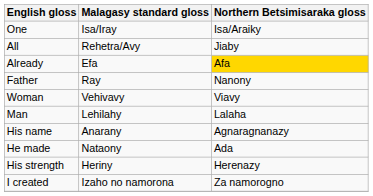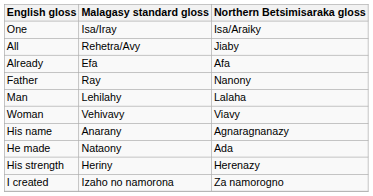(222, 64) gold background -> (222, 64) no background
rows swapped: (17, 115) <-> (25, 98)
